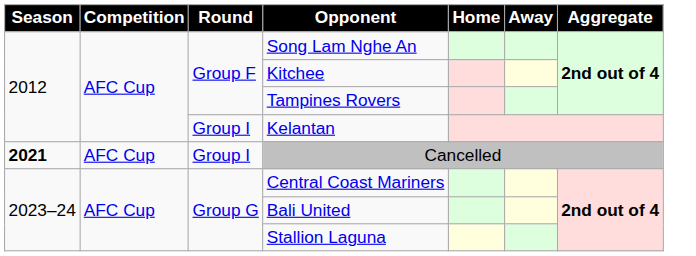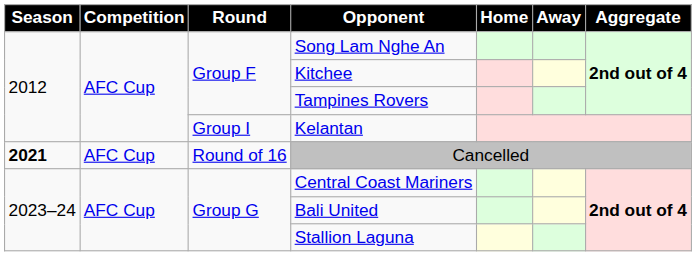(221, 155) Group I -> (240, 155) Round of 16
